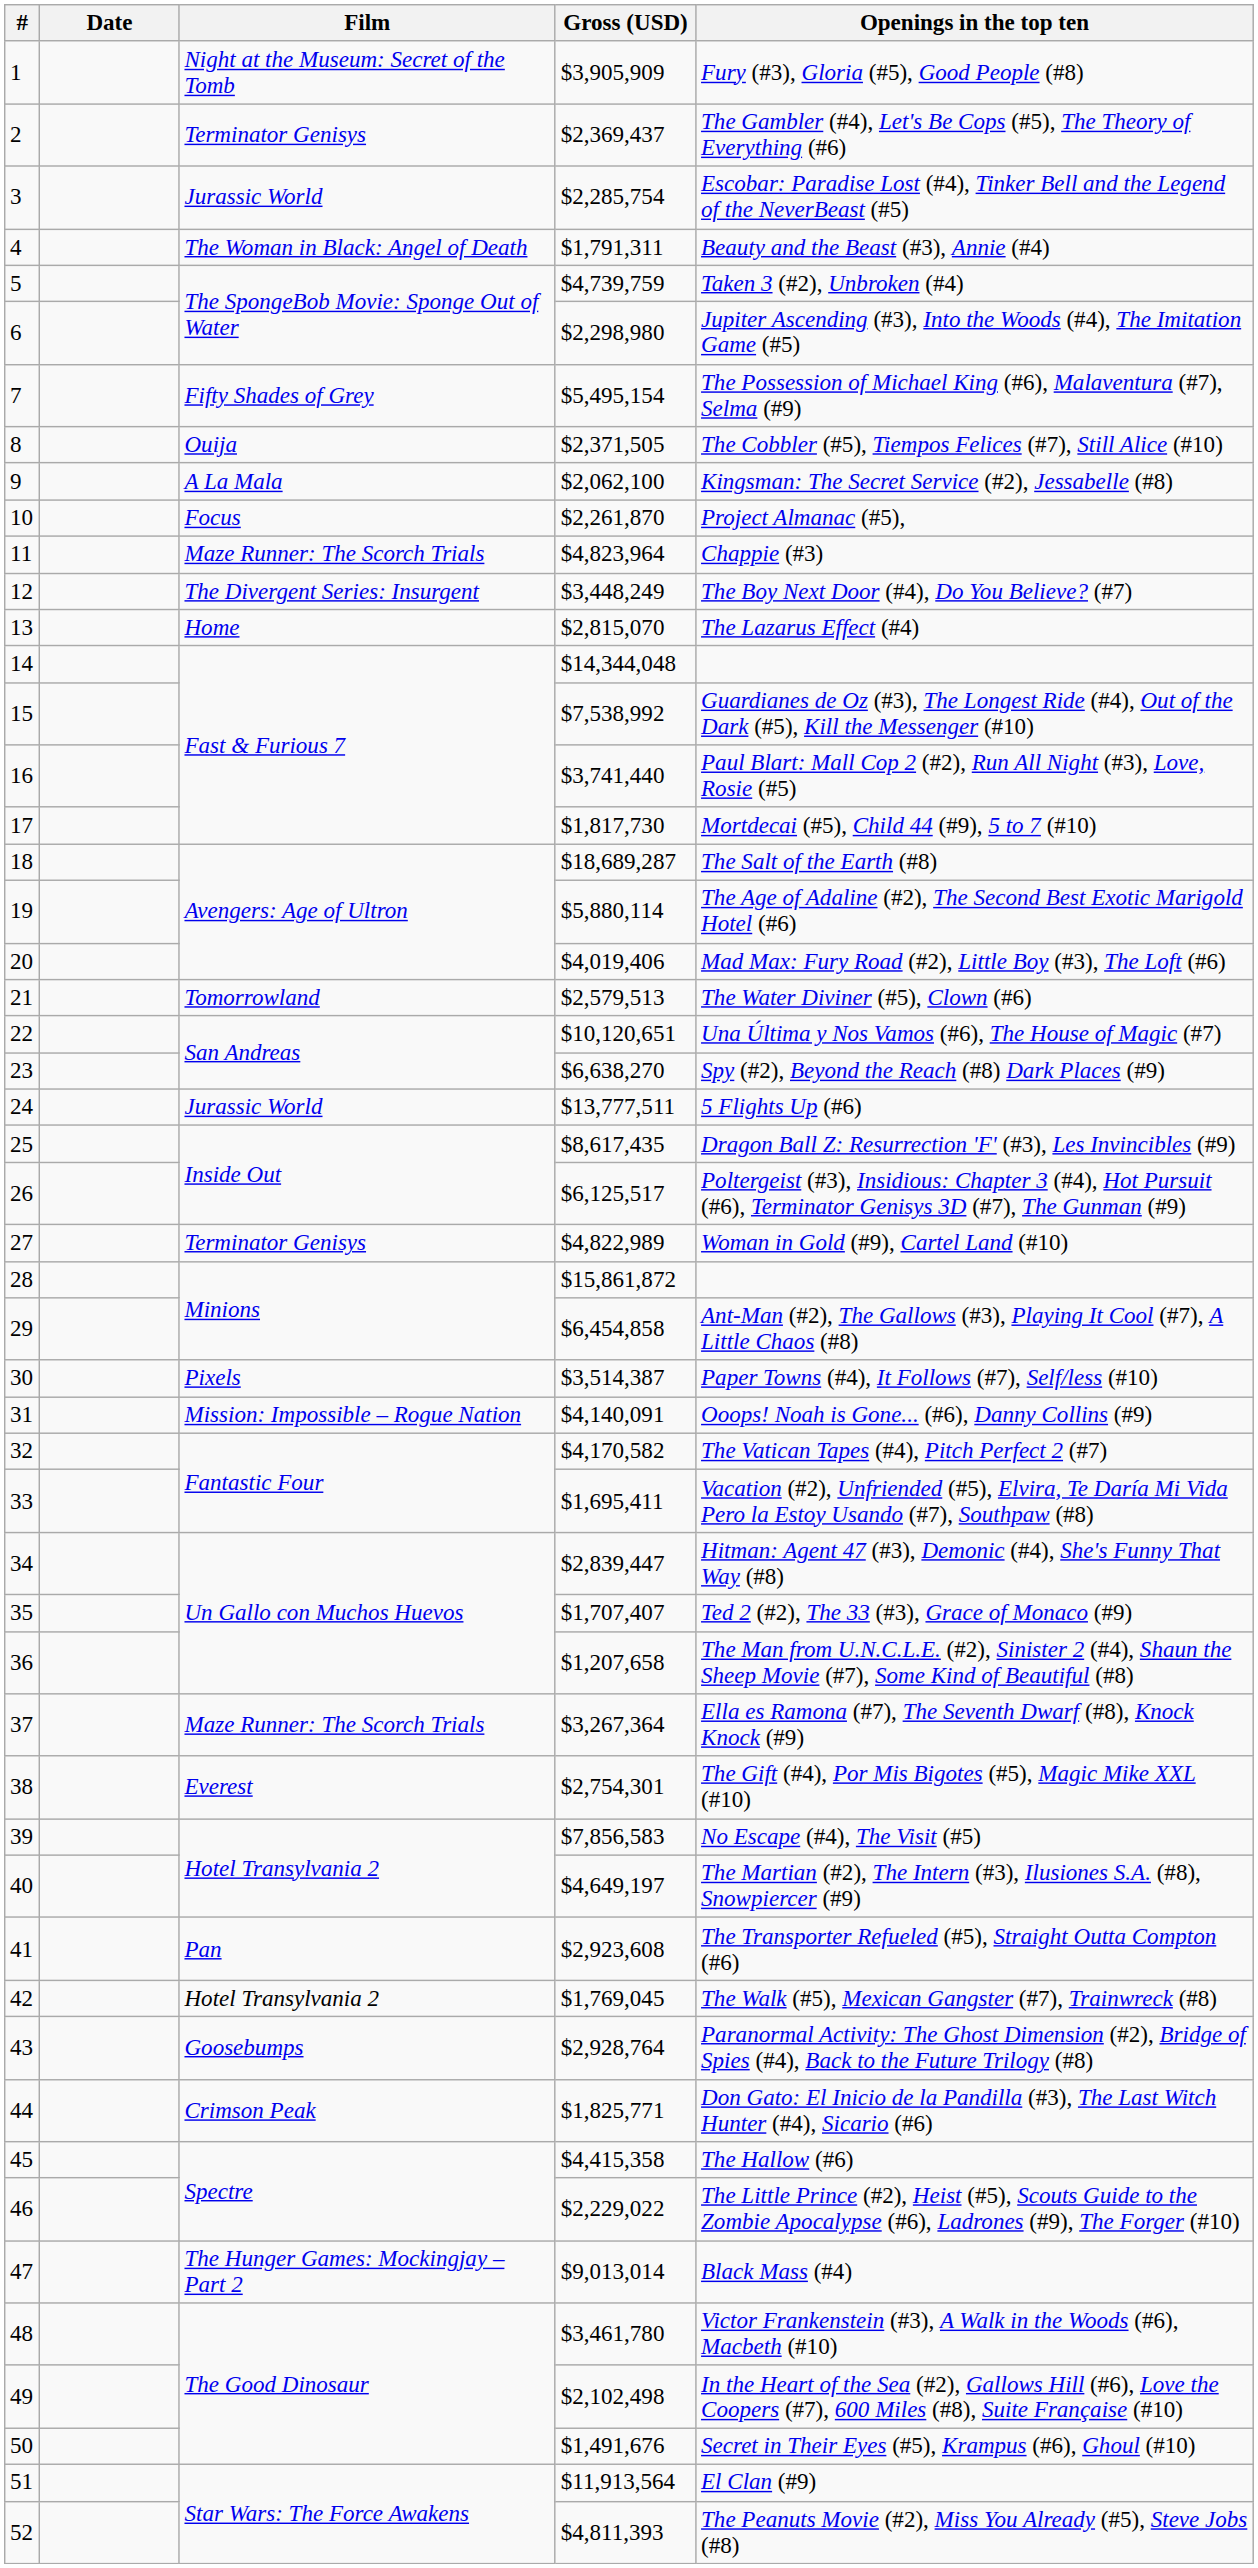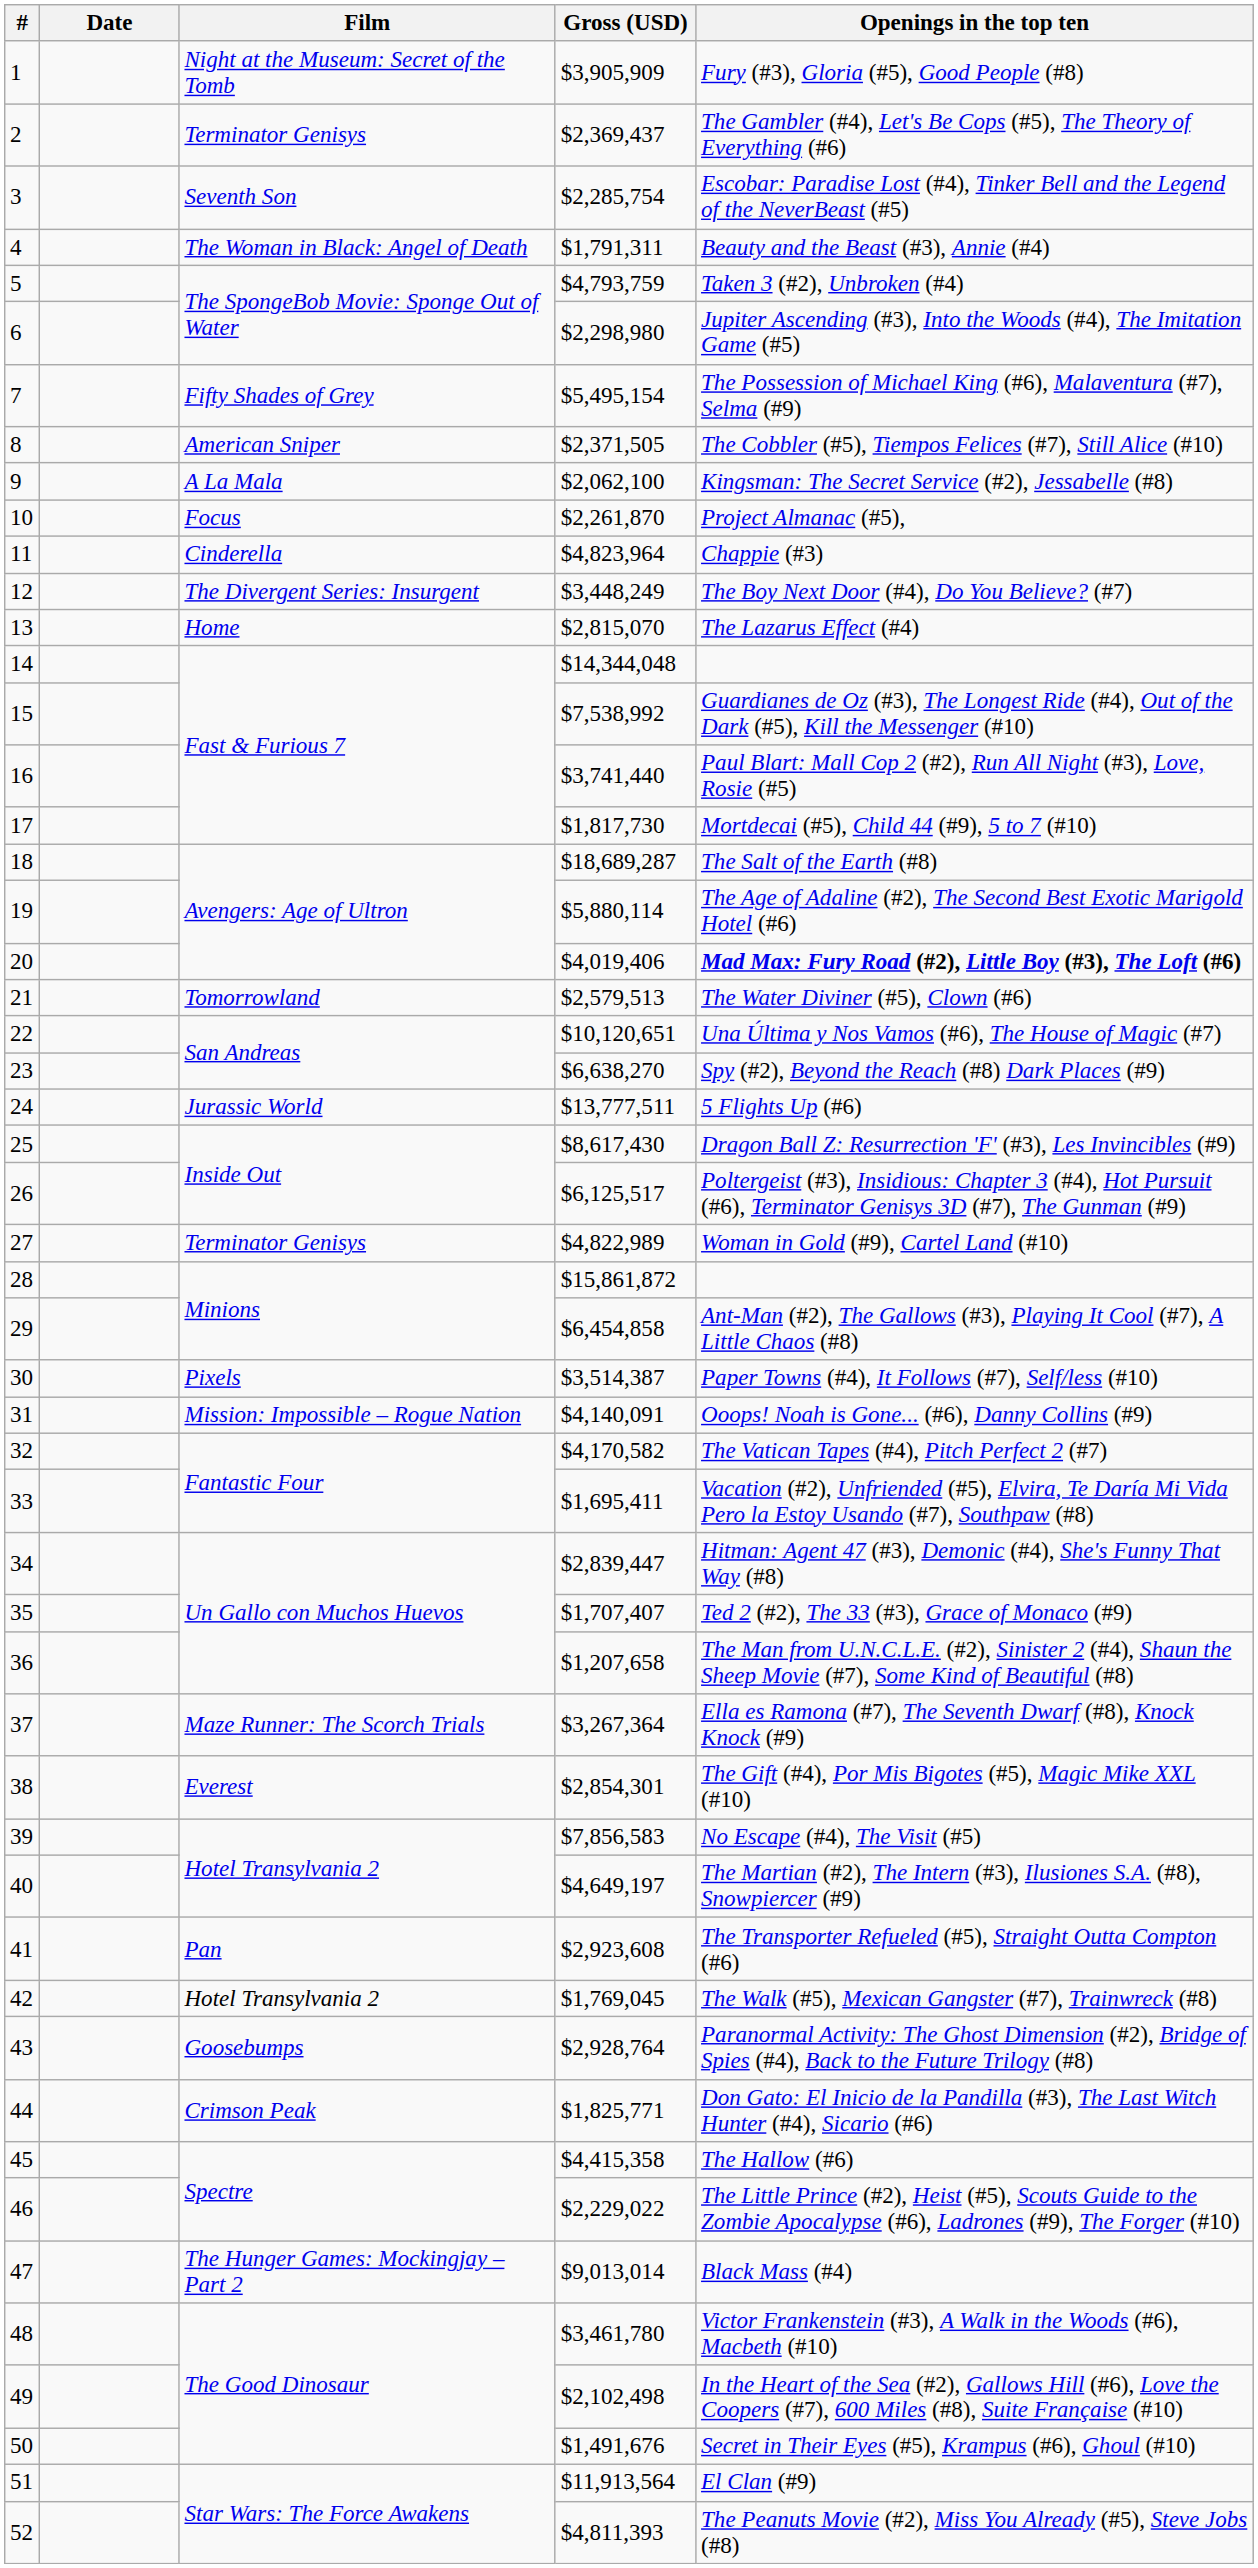(253, 197) Jurassic World -> (240, 197) Seventh Son
(613, 283) $4,739,759 -> (613, 283) $4,793,759
(211, 444) Ouija -> (262, 444) American Sniper
(334, 554) Maze Runner: The Scorch Trials -> (233, 554) Cinderella
(963, 960) normal -> (971, 960) bold
(613, 1143) $8,617,435 -> (613, 1143) $8,617,430
(613, 1787) $2,754,301 -> (613, 1787) $2,854,301
